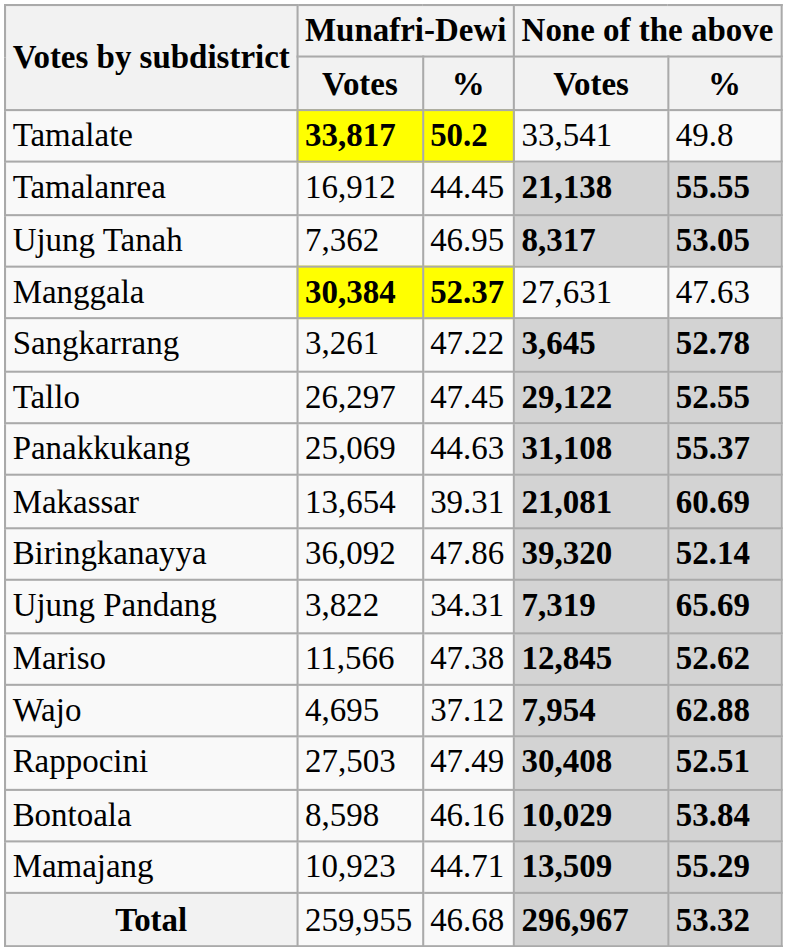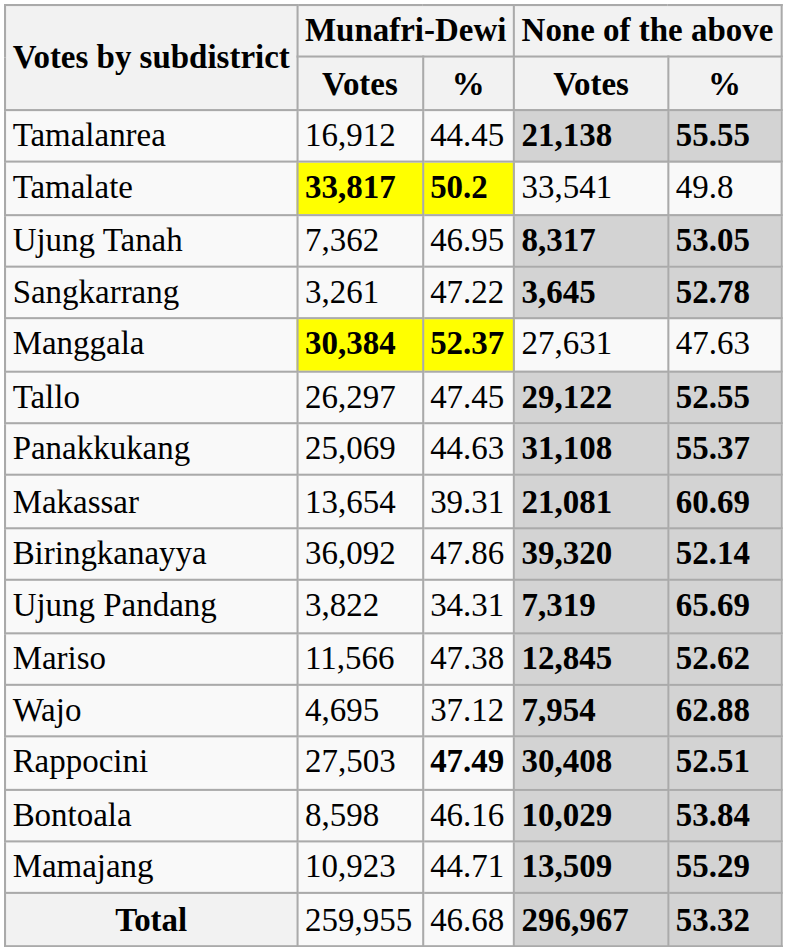rows swapped: (73, 135) <-> (89, 187)
rows swapped: (96, 344) <-> (79, 291)
(467, 762) normal -> (467, 762) bold
